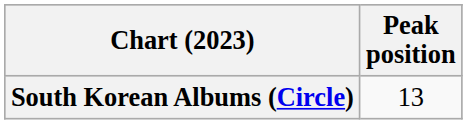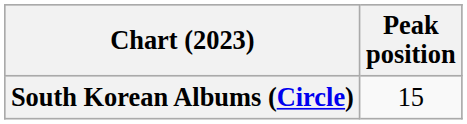(411, 97) 13 -> (411, 97) 15
